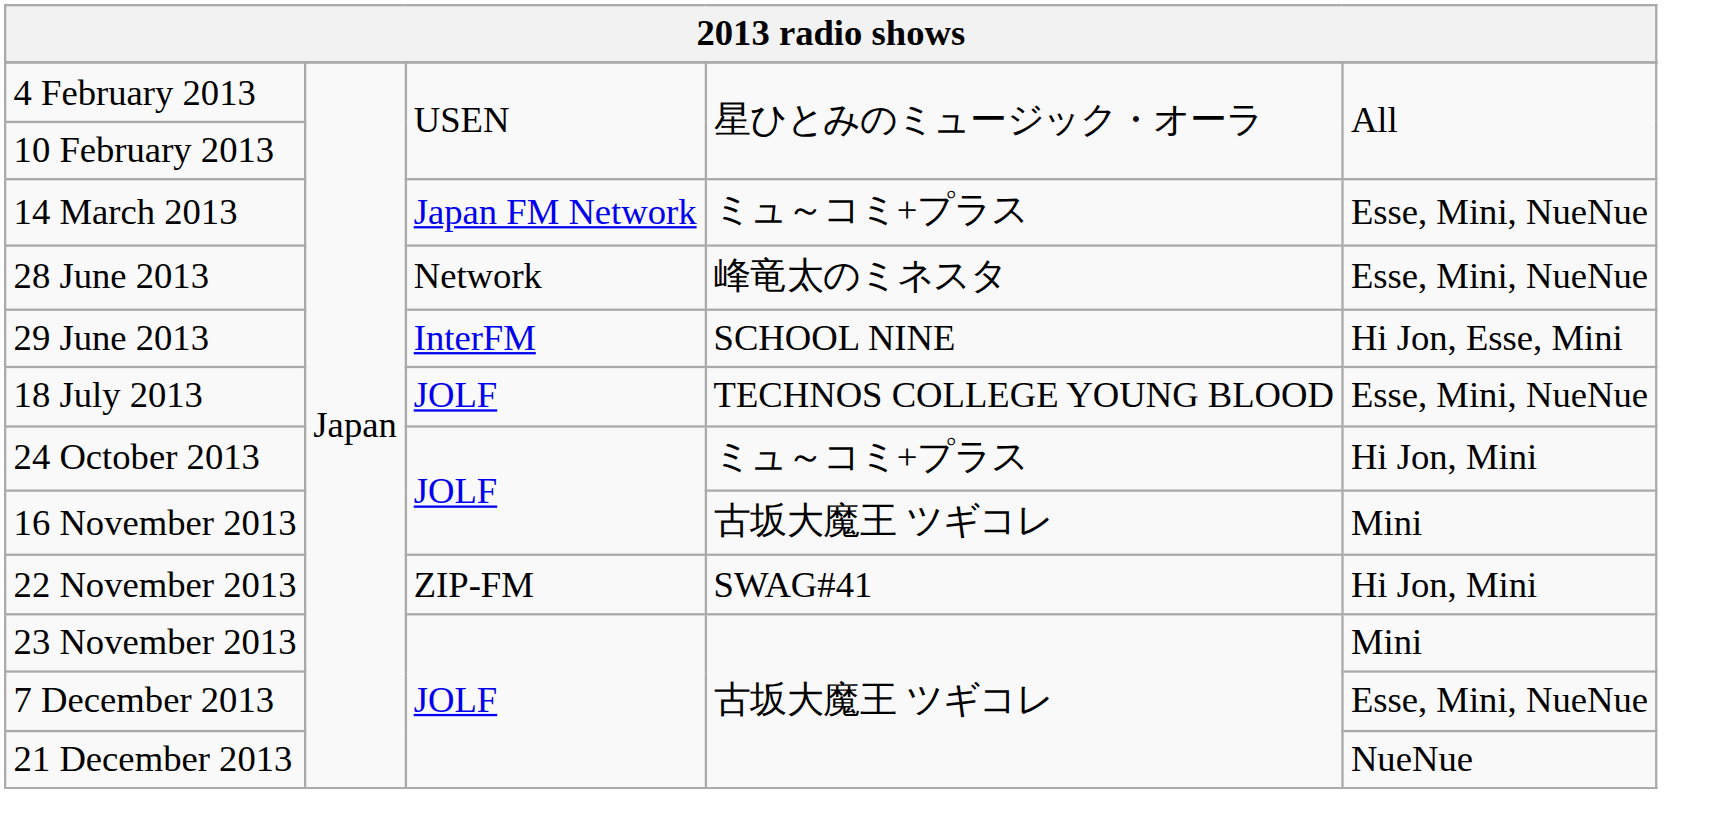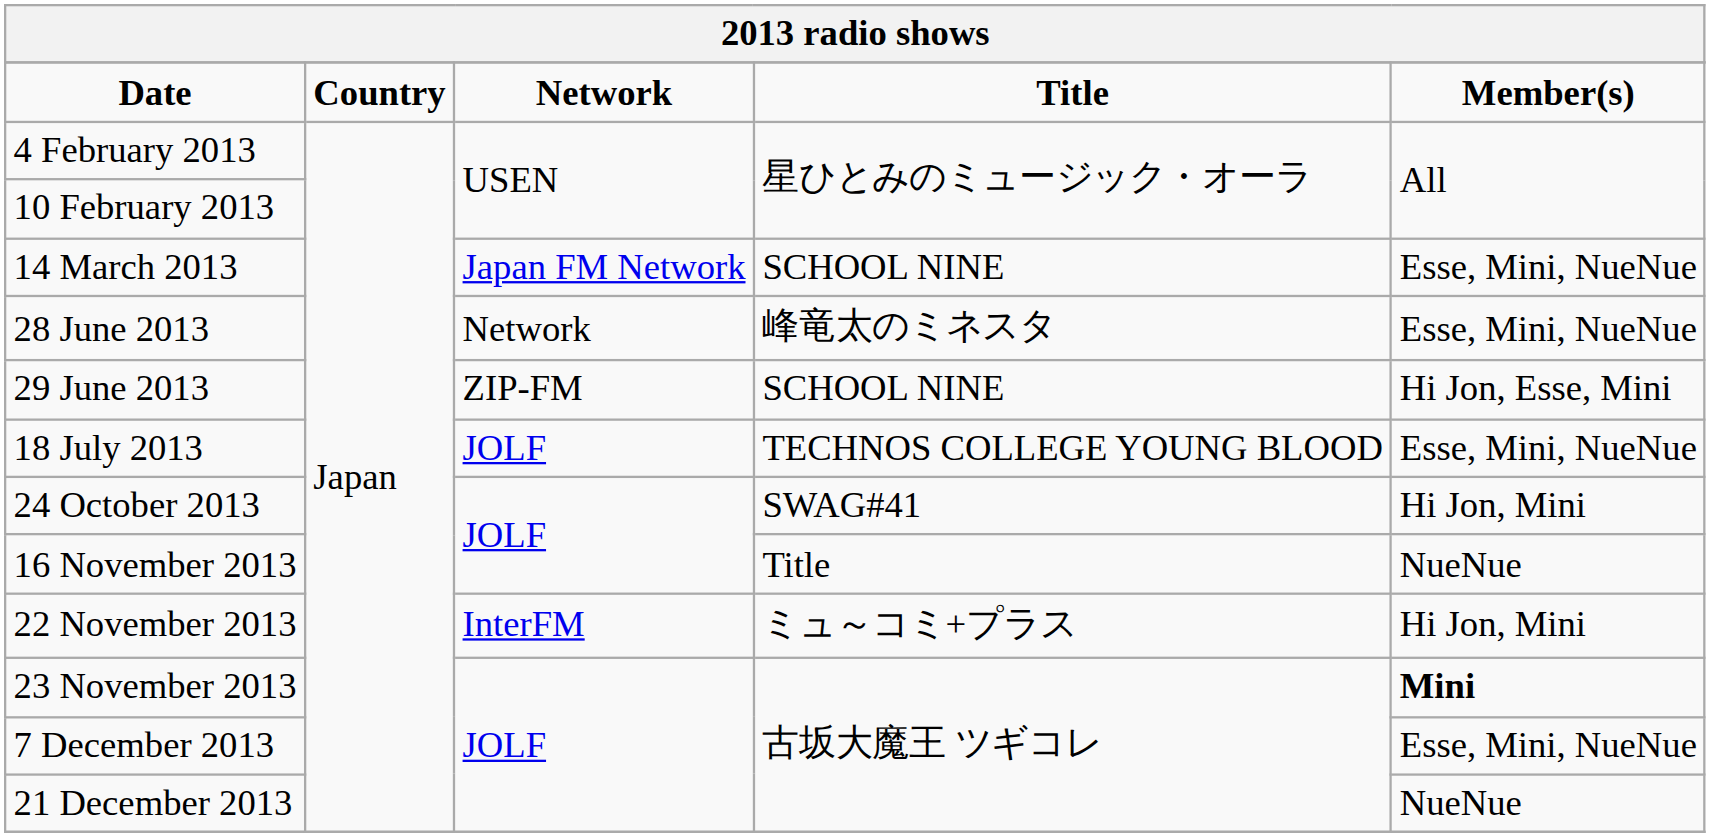+ row: (155, 91)
(870, 210) ミュ～コミ+プラス -> (883, 265) SCHOOL NINE
(475, 337) InterFM -> (523, 389) ZIP-FM
(870, 456) ミュ～コミ+プラス -> (842, 505) SWAG#41
(883, 521) 古坂大魔王 ツギコレ -> (796, 563) Title
(1387, 522) Mini -> (1461, 563) NueNue
(474, 584) ZIP-FM -> (524, 624) InterFM
(793, 584) SWAG#41 -> (919, 623) ミュ～コミ+プラス
(1387, 642) normal -> (1437, 686) bold
